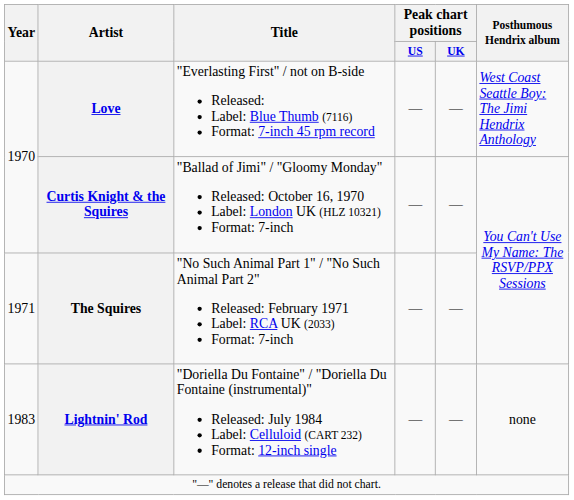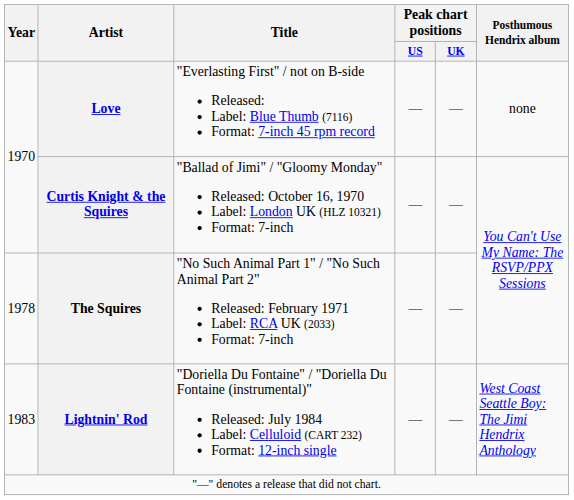(513, 108) West Coast Seattle Boy: The Jimi Hendrix Anthology -> (522, 108) none
(21, 308) 1971 -> (21, 308) 1978
(522, 419) none -> (513, 419) West Coast Seattle Boy: The Jimi Hendrix Anthology
